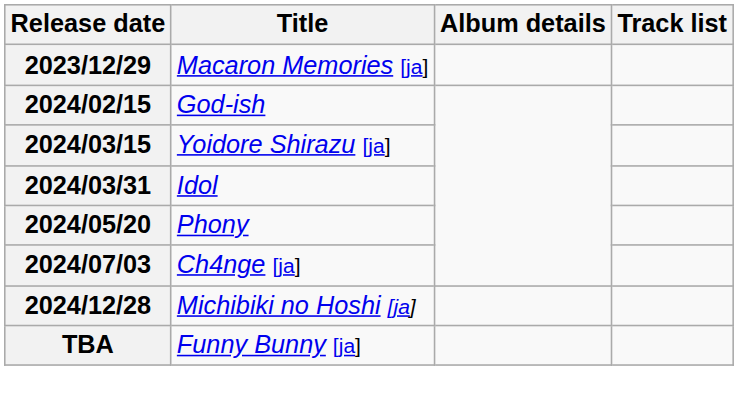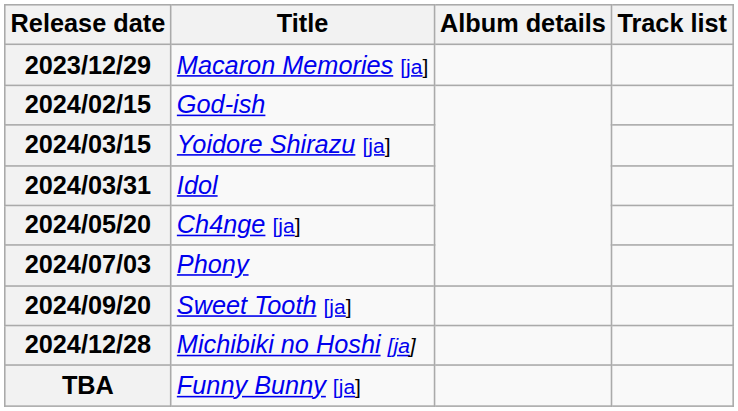(213, 225) Phony -> (239, 225) Ch4nge [ja]
(239, 265) Ch4nge [ja] -> (213, 265) Phony
+ row: (88, 305)
